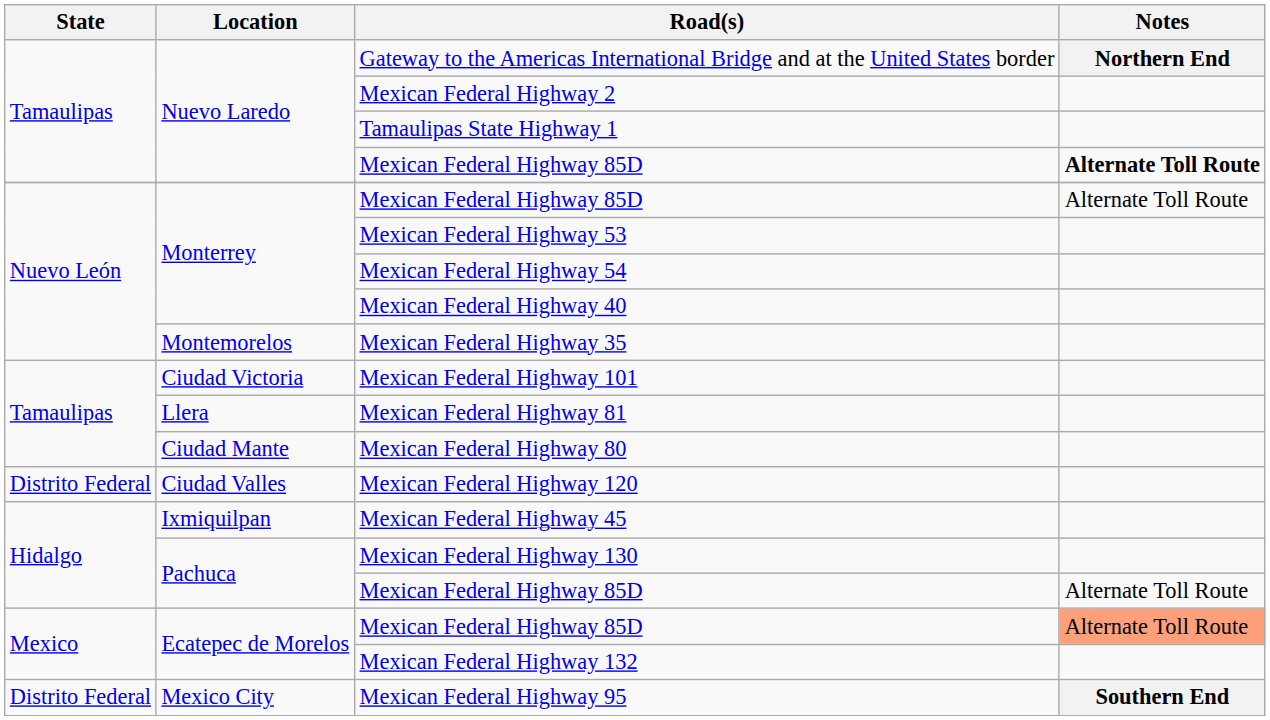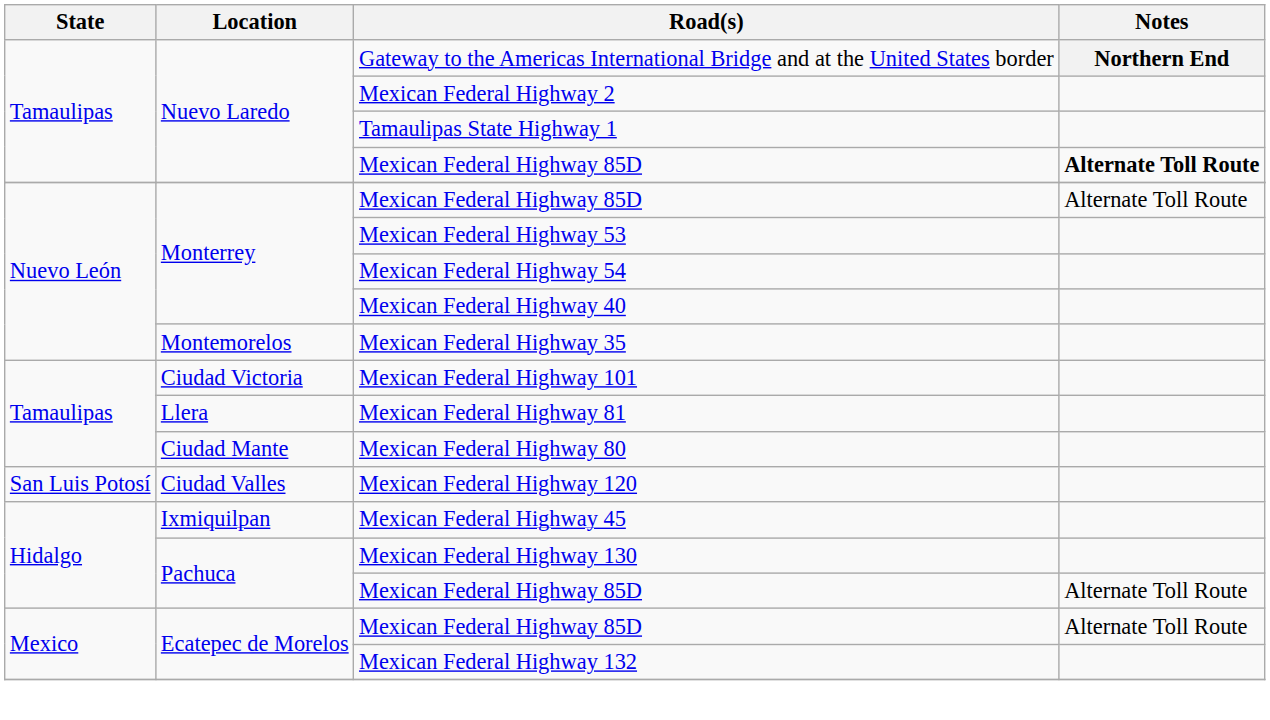(80, 484) Distrito Federal -> (80, 484) San Luis Potosí
(1156, 626) lightsalmon background -> (1156, 626) no background
- row: (218, 697)
